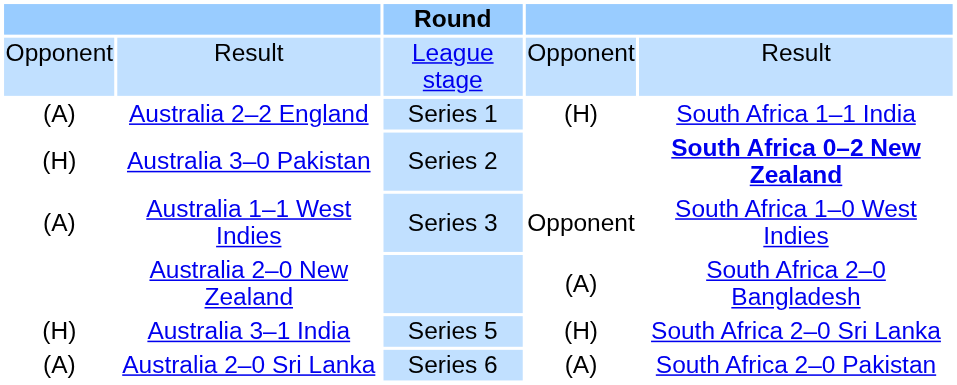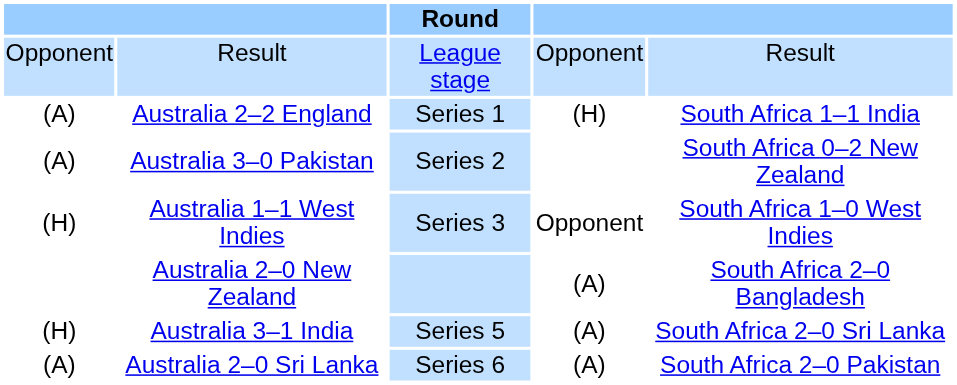(59, 161) (H) -> (59, 161) (A)
(796, 161) bold -> (800, 161) normal
(59, 222) (A) -> (59, 222) (H)
(581, 331) (H) -> (589, 331) (A)
